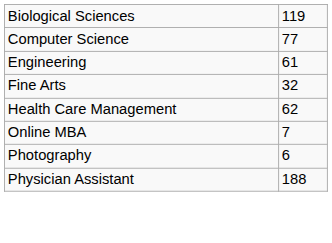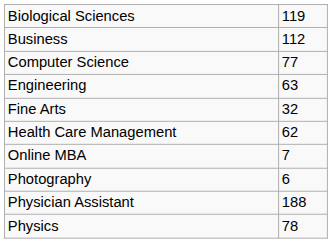+ row: (38, 39)
(290, 62) 61 -> (290, 86) 63
+ row: (33, 226)
